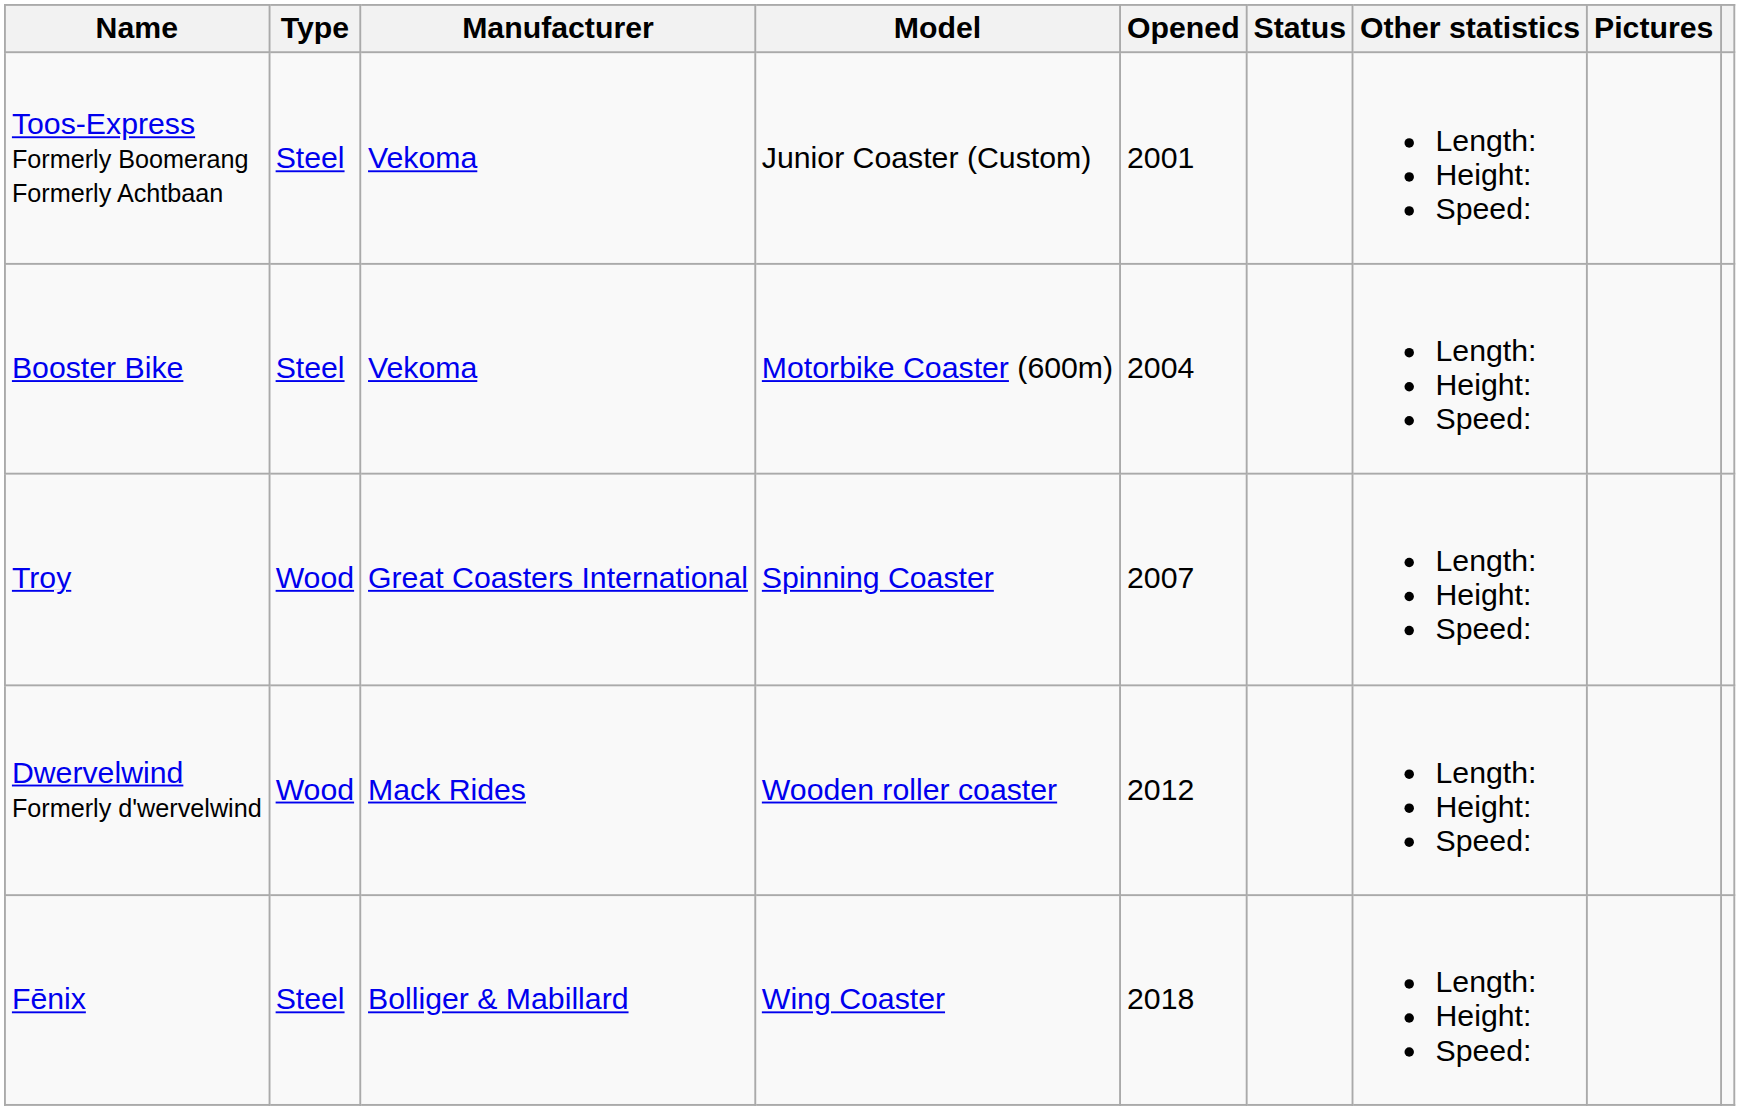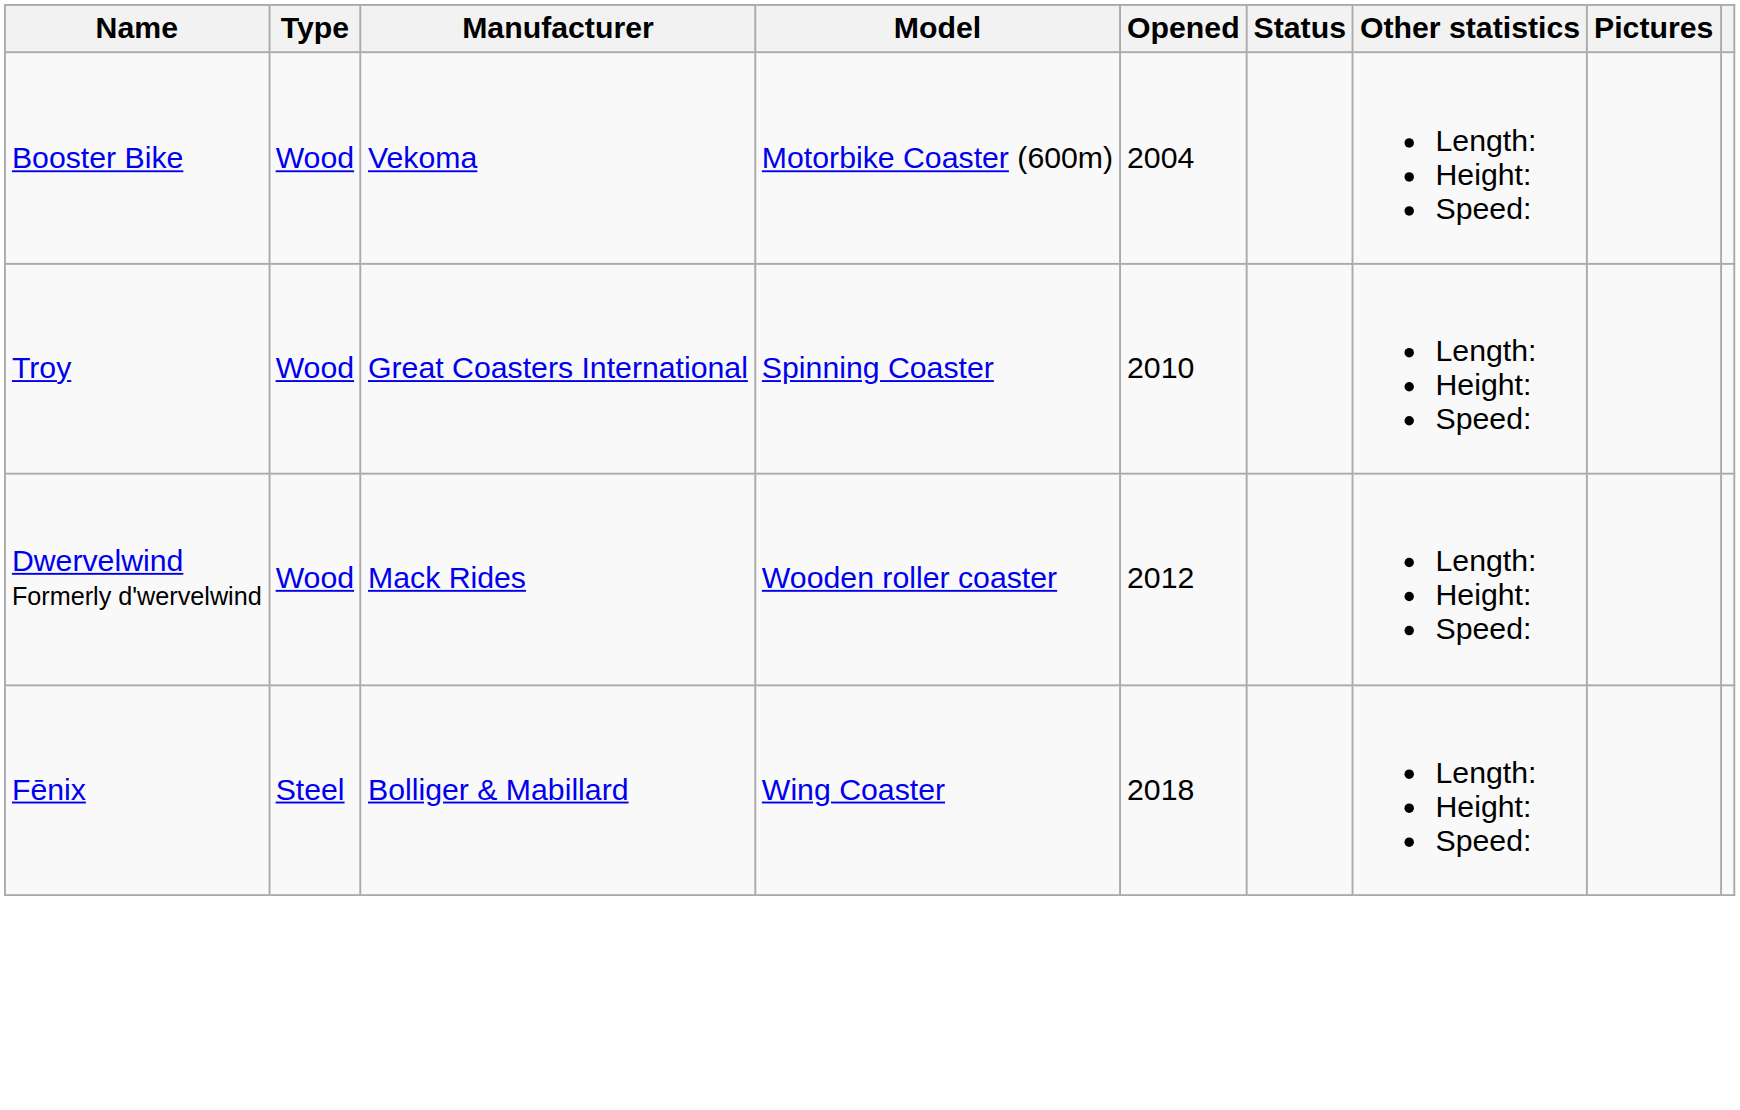- row: (130, 157)
(310, 368) Steel -> (315, 157) Wood
(1161, 578) 2007 -> (1161, 368) 2010
